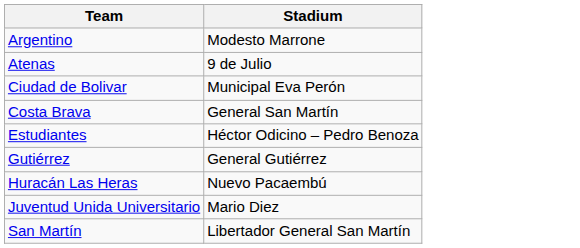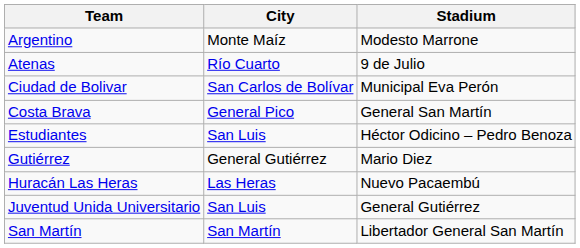+ column: (280, 16)
(267, 159) General Gutiérrez -> (396, 159) Mario Diez
(243, 207) Mario Diez -> (420, 207) General Gutiérrez
